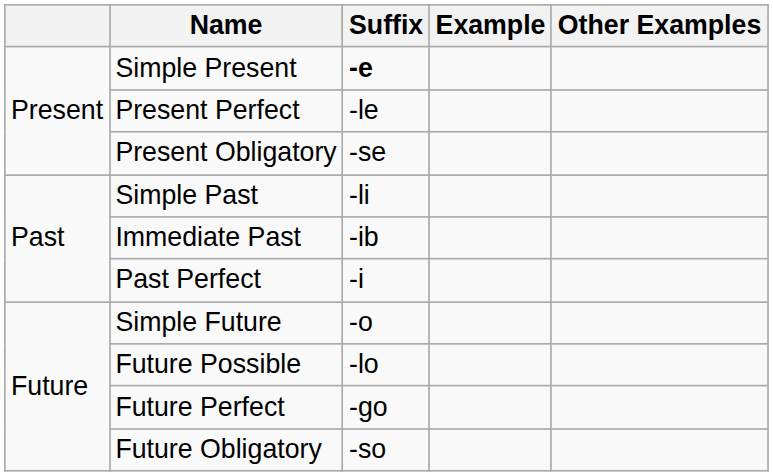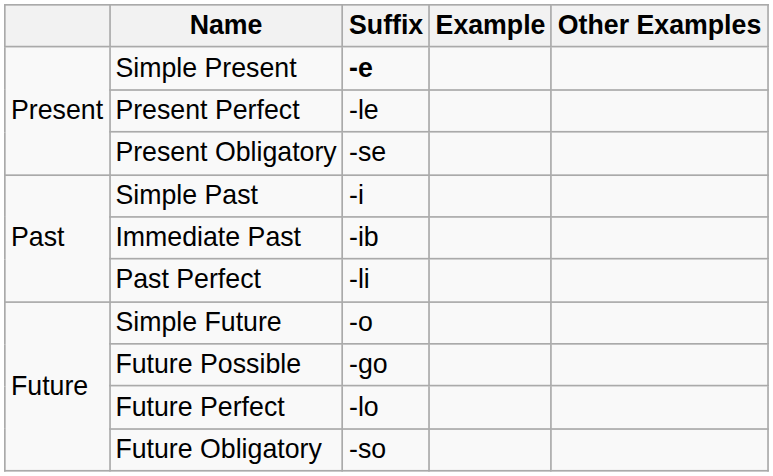(359, 195) -li -> (356, 195) -i
(356, 279) -i -> (359, 279) -li
(364, 364) -lo -> (368, 364) -go
(368, 407) -go -> (364, 407) -lo
